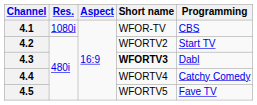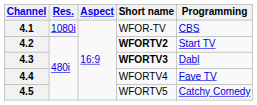(143, 44) normal -> (143, 44) bold
(215, 76) Catchy Comedy -> (198, 76) Fave TV
(198, 92) Fave TV -> (215, 92) Catchy Comedy
